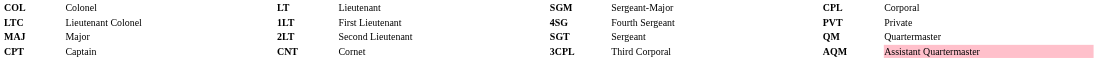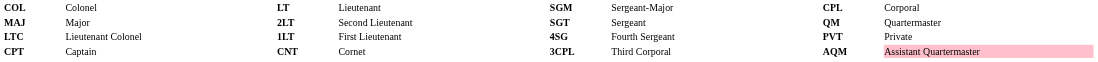rows swapped: (14, 22) <-> (15, 37)
